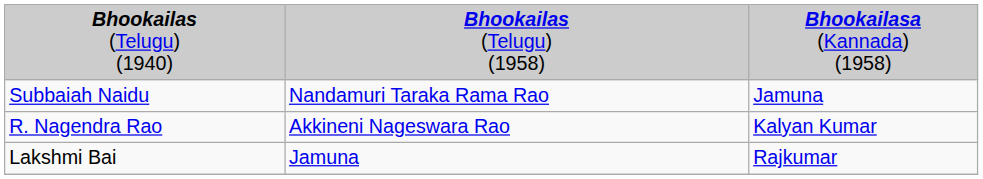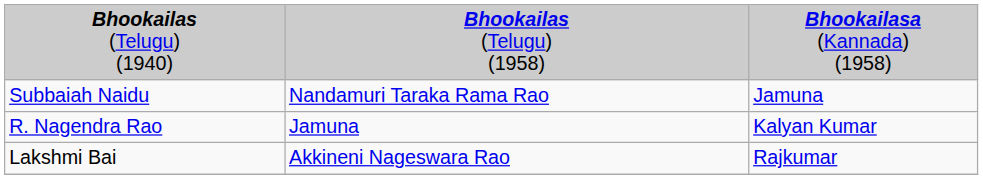(400, 126) Akkineni Nageswara Rao -> (324, 126) Jamuna
(324, 158) Jamuna -> (400, 158) Akkineni Nageswara Rao
